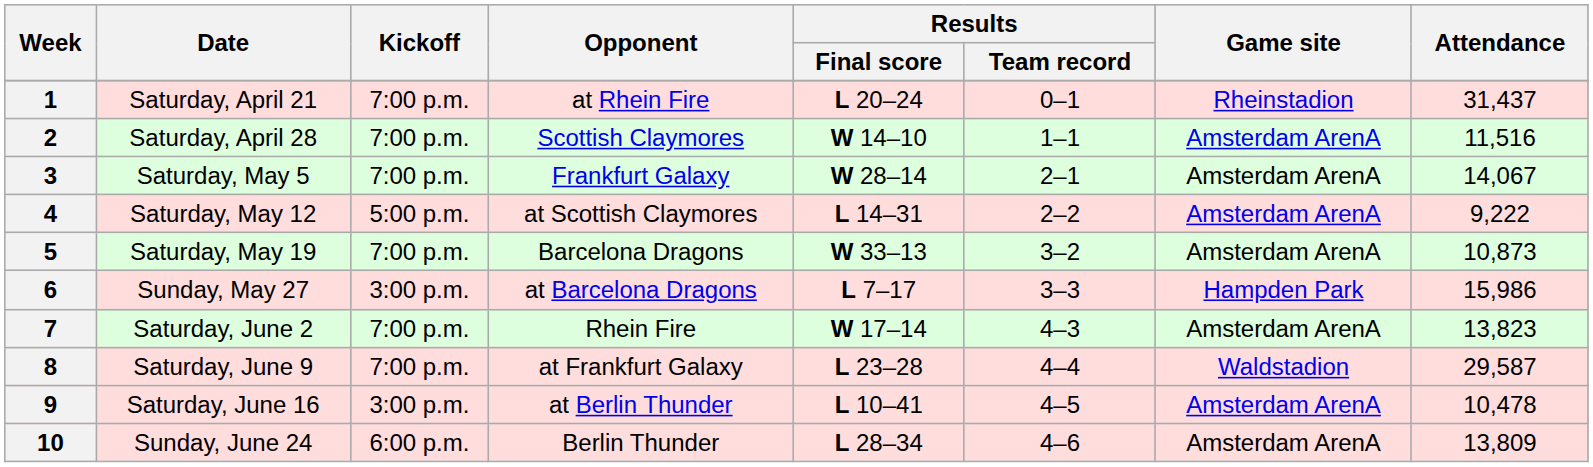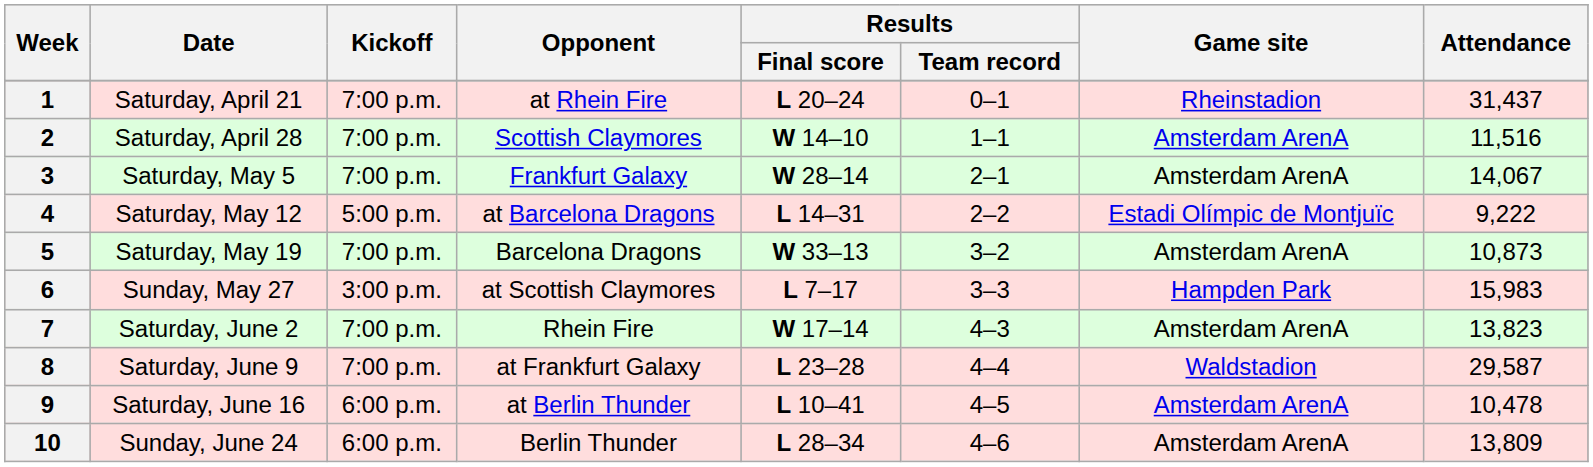(641, 214) at Scottish Claymores -> (598, 214) at Barcelona Dragons
(1284, 214) Amsterdam ArenA -> (1251, 214) Estadi Olímpic de Montjuïc
(641, 290) at Barcelona Dragons -> (598, 290) at Scottish Claymores
(1500, 290) 15,986 -> (1506, 290) 15,983
(419, 404) 3:00 p.m. -> (392, 404) 6:00 p.m.
